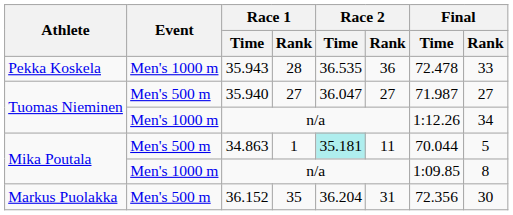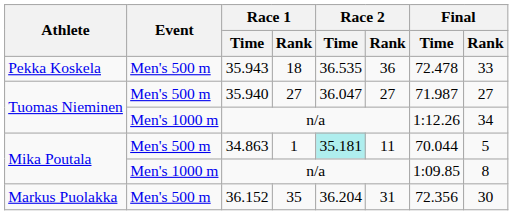(174, 69) Men's 1000 m -> (170, 69) Men's 500 m
(294, 69) 28 -> (294, 69) 18
